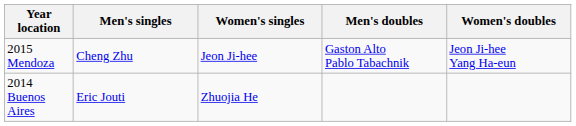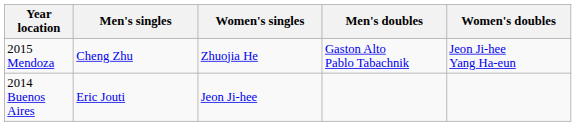(229, 55) Jeon Ji-hee -> (229, 55) Zhuojia He
(229, 97) Zhuojia He -> (229, 97) Jeon Ji-hee
